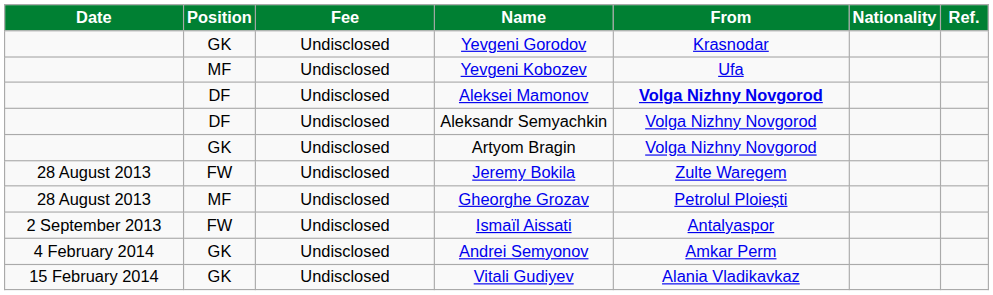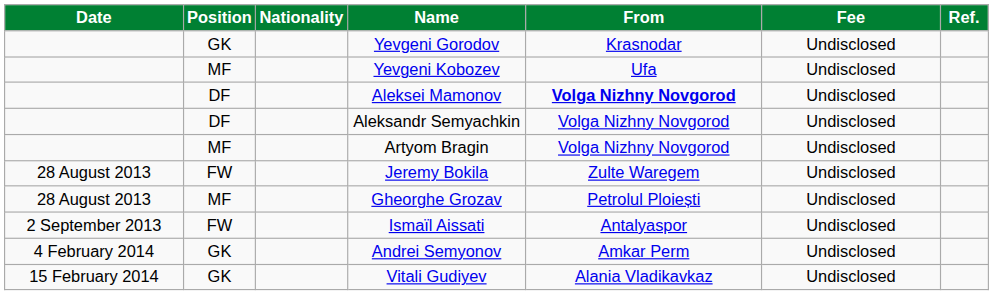columns swapped: (895, 18) <-> (345, 18)
(219, 148) GK -> (219, 148) MF
